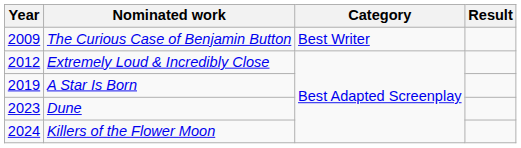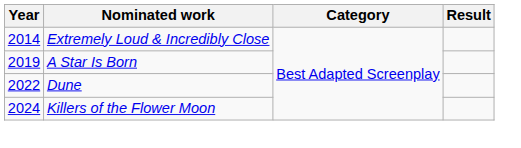- row: (169, 39)
(24, 62) 2012 -> (24, 39) 2014
(24, 108) 2023 -> (24, 85) 2022
